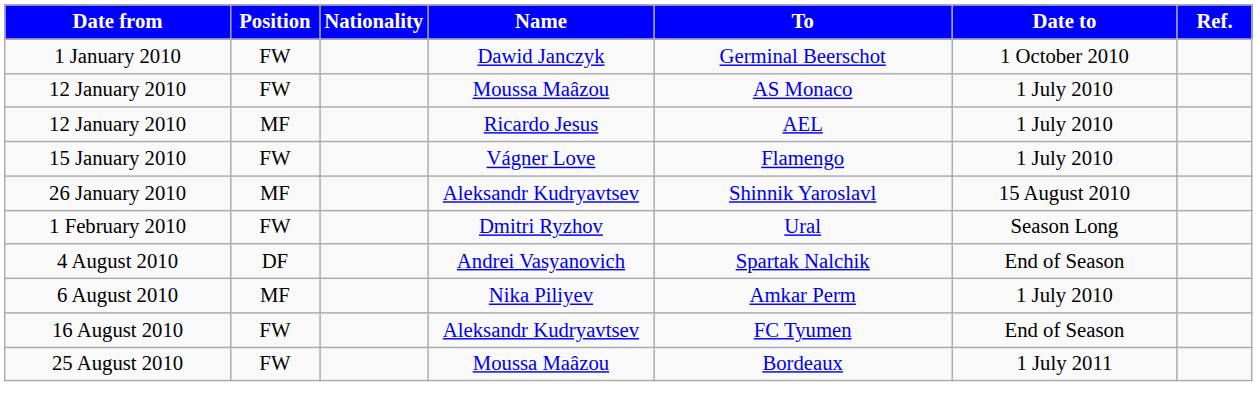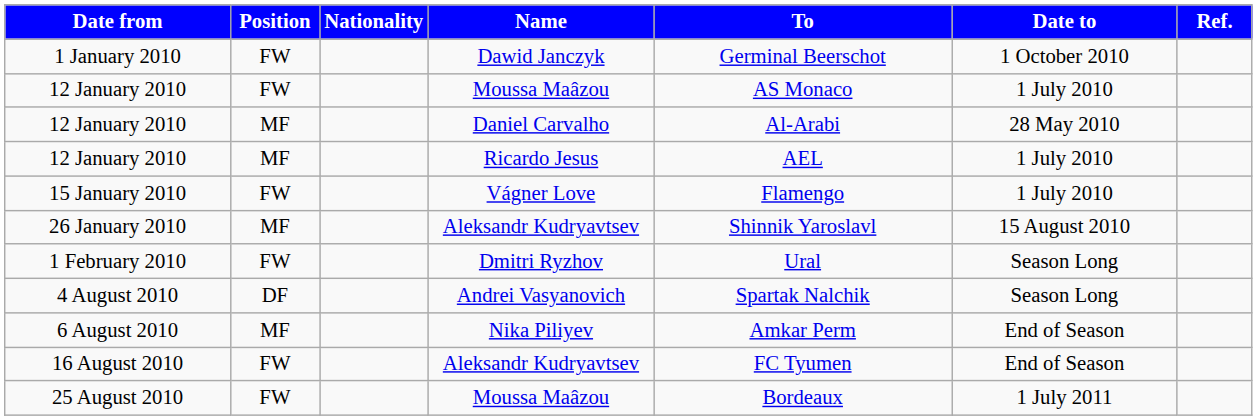+ row: (118, 124)
(1064, 261) End of Season -> (1064, 295) Season Long
(1064, 295) 1 July 2010 -> (1064, 329) End of Season
